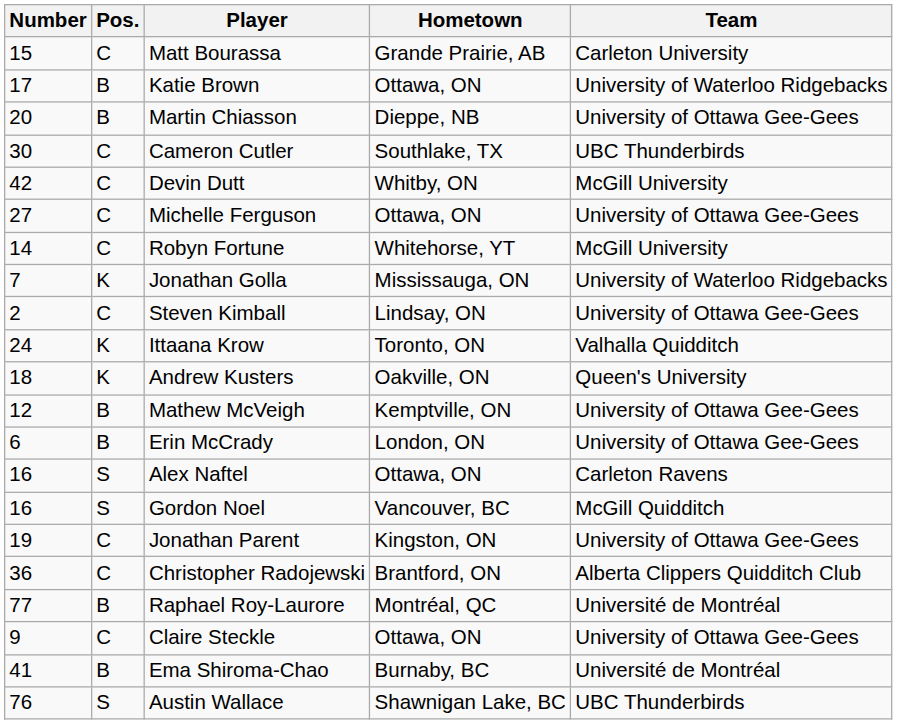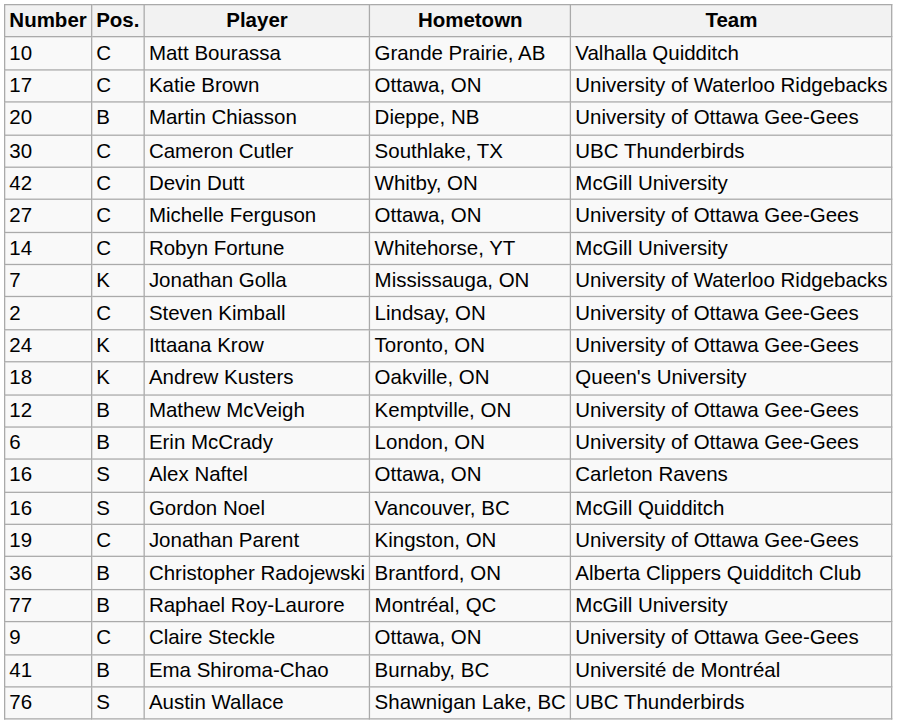(21, 53) 15 -> (21, 53) 10
(662, 53) Carleton University -> (657, 53) Valhalla Quidditch
(103, 85) B -> (104, 85) C
(657, 345) Valhalla Quidditch -> (717, 345) University of Ottawa Gee-Gees
(104, 572) C -> (103, 572) B
(678, 605) Université de Montréal -> (652, 605) McGill University
